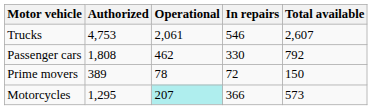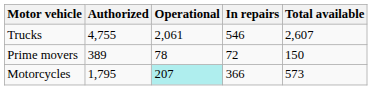(102, 34) 4,753 -> (102, 34) 4,755
- row: (44, 54)
(102, 94) 1,295 -> (102, 74) 1,795
